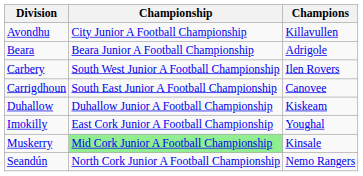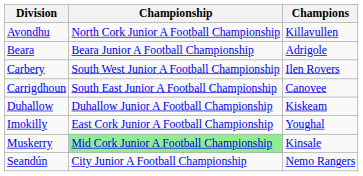(159, 32) City Junior A Football Championship -> (176, 32) North Cork Junior A Football Championship
(176, 161) North Cork Junior A Football Championship -> (159, 161) City Junior A Football Championship
